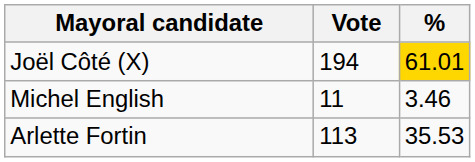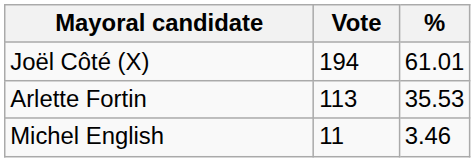(435, 61) gold background -> (435, 61) no background
rows swapped: (78, 136) <-> (87, 99)
